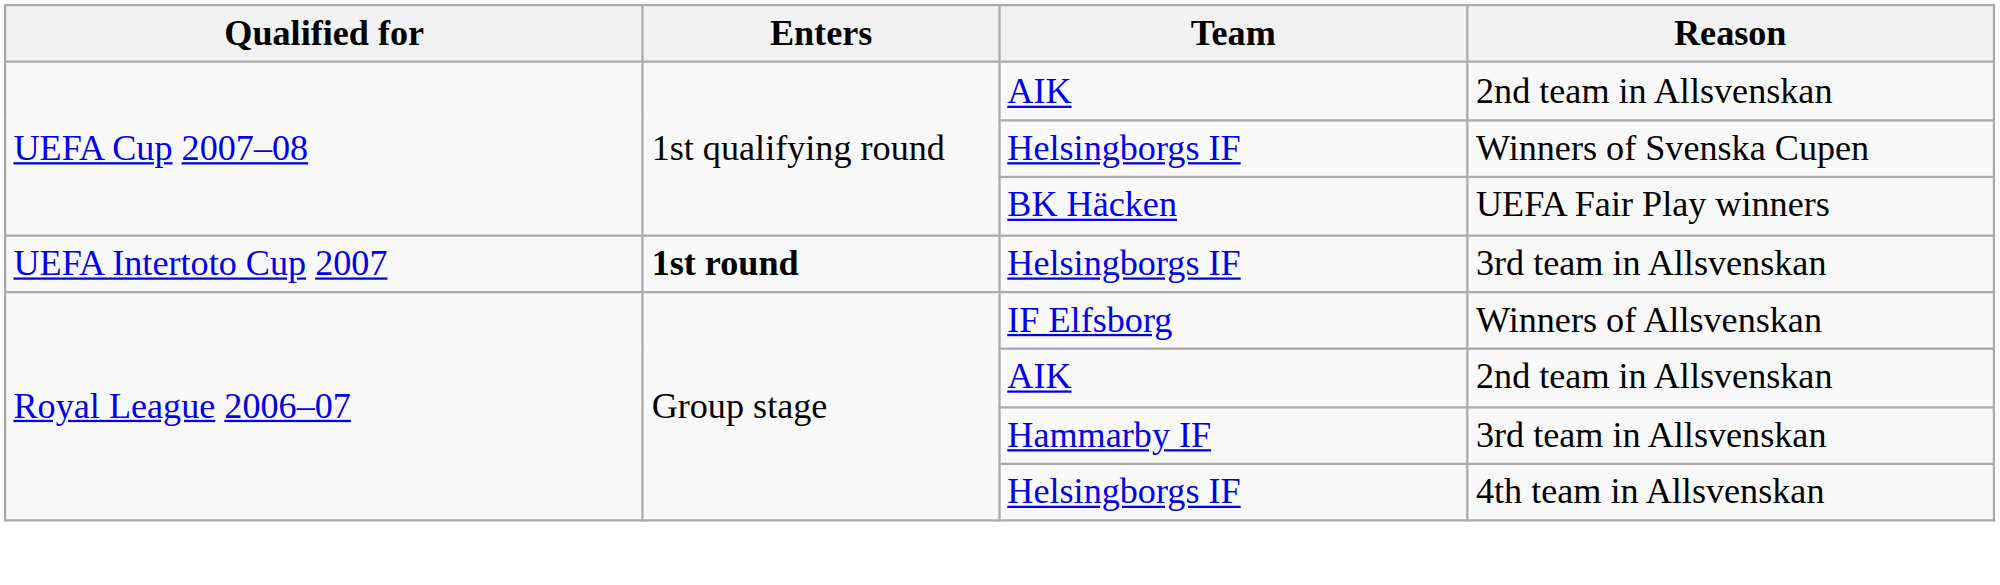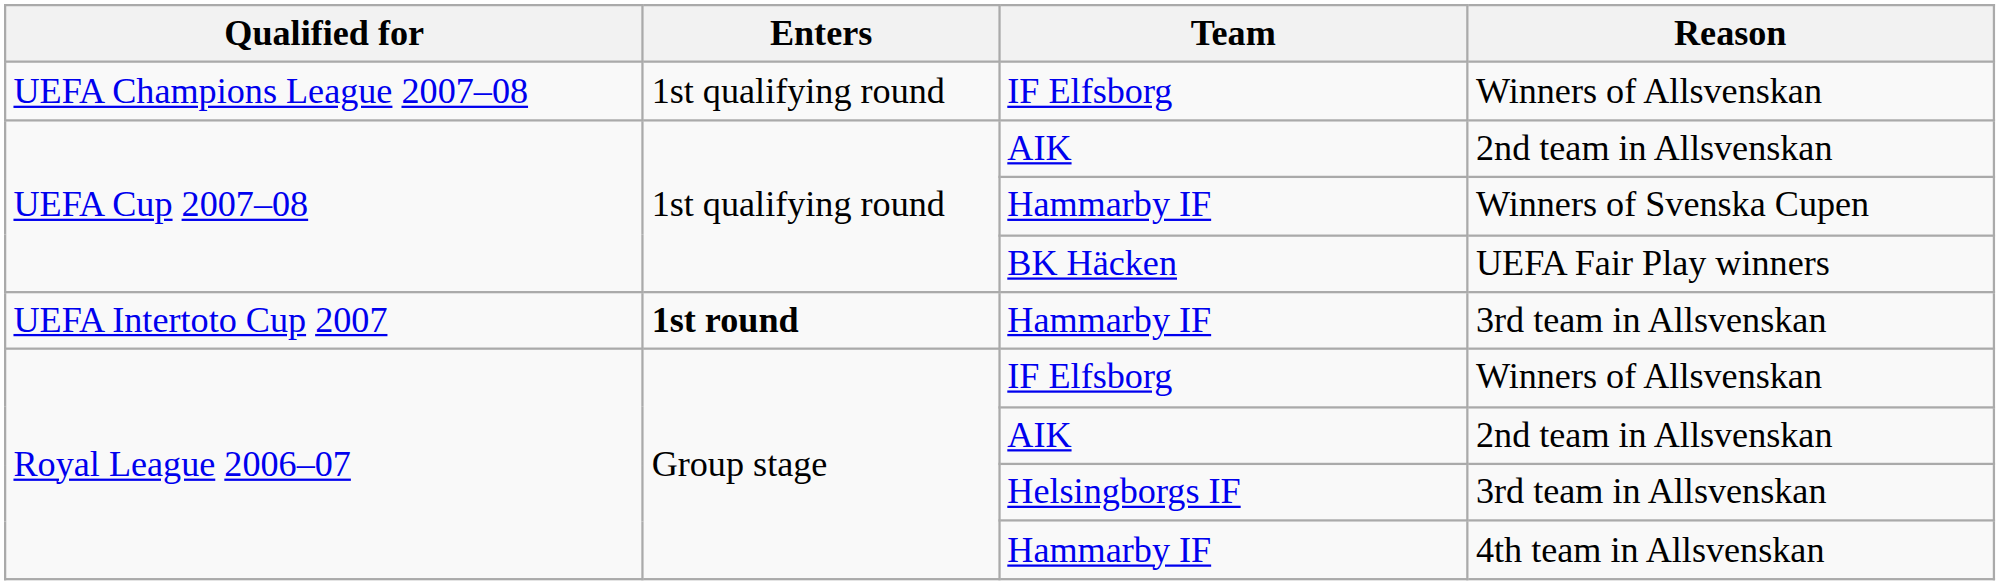+ row: (271, 90)
(1124, 147) Helsingborgs IF -> (1109, 205) Hammarby IF
(1124, 262) Helsingborgs IF -> (1109, 319) Hammarby IF
(1109, 434) Hammarby IF -> (1124, 491) Helsingborgs IF
(1124, 491) Helsingborgs IF -> (1109, 549) Hammarby IF
